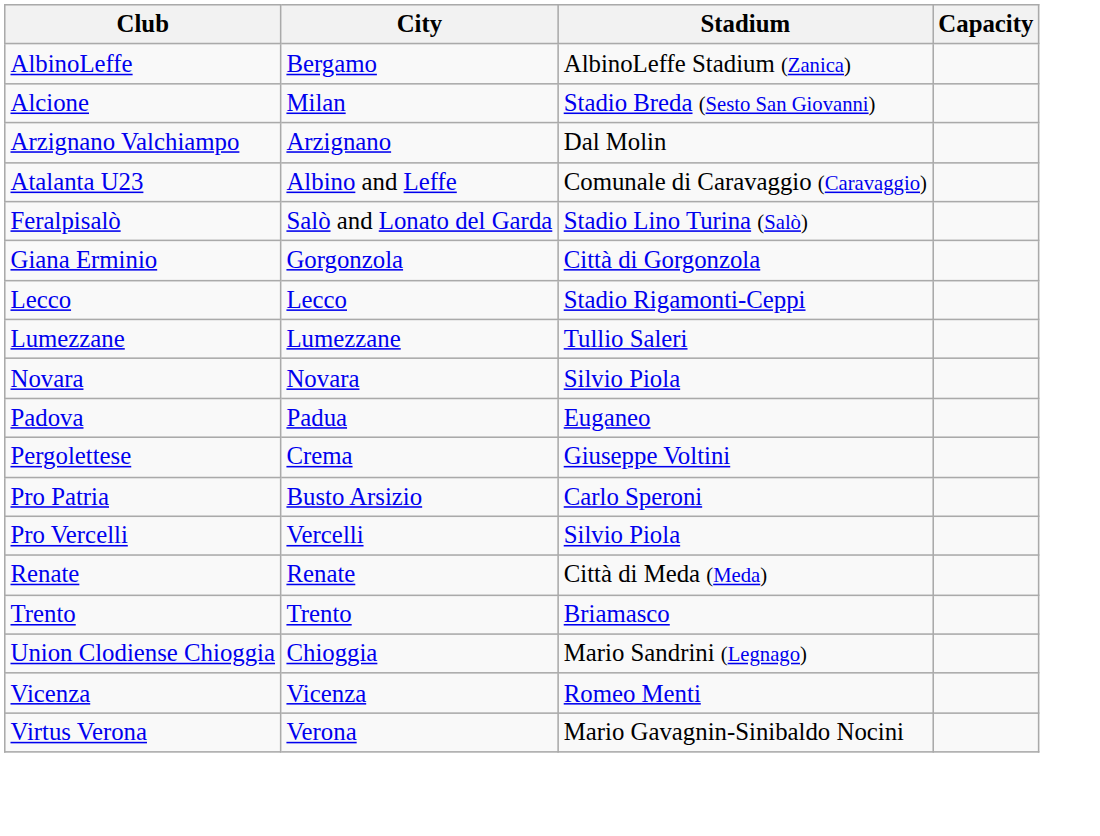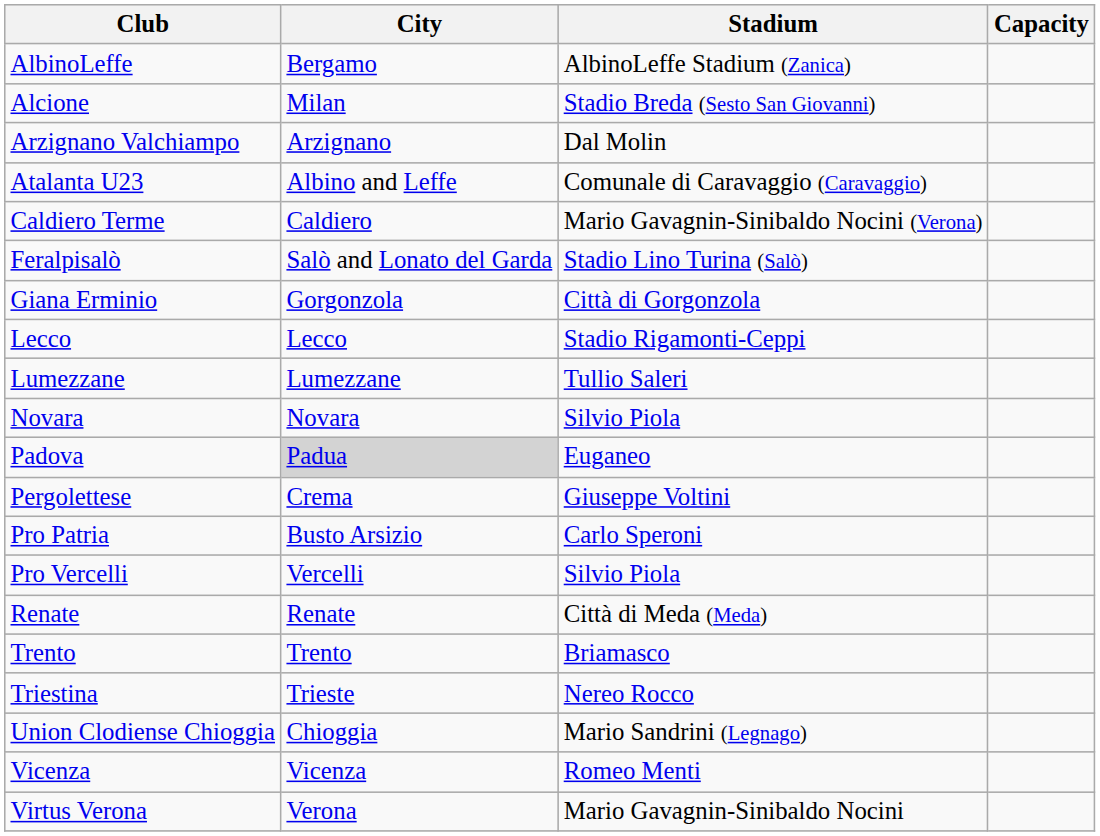+ row: (88, 220)
(317, 417) no background -> (317, 456) lightgrey background
+ row: (54, 692)
